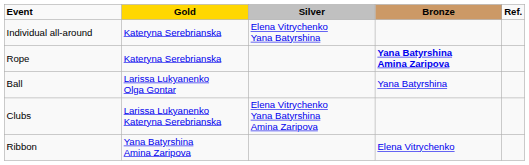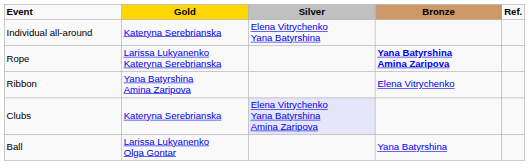(172, 58) Kateryna Serebrianska -> (172, 58) Larissa Lukyanenko Kateryna Serebrianska
rows swapped: (15, 84) <-> (22, 147)
(172, 116) Larissa Lukyanenko Kateryna Serebrianska -> (172, 116) Kateryna Serebrianska
(289, 116) no background -> (289, 116) lavender background
